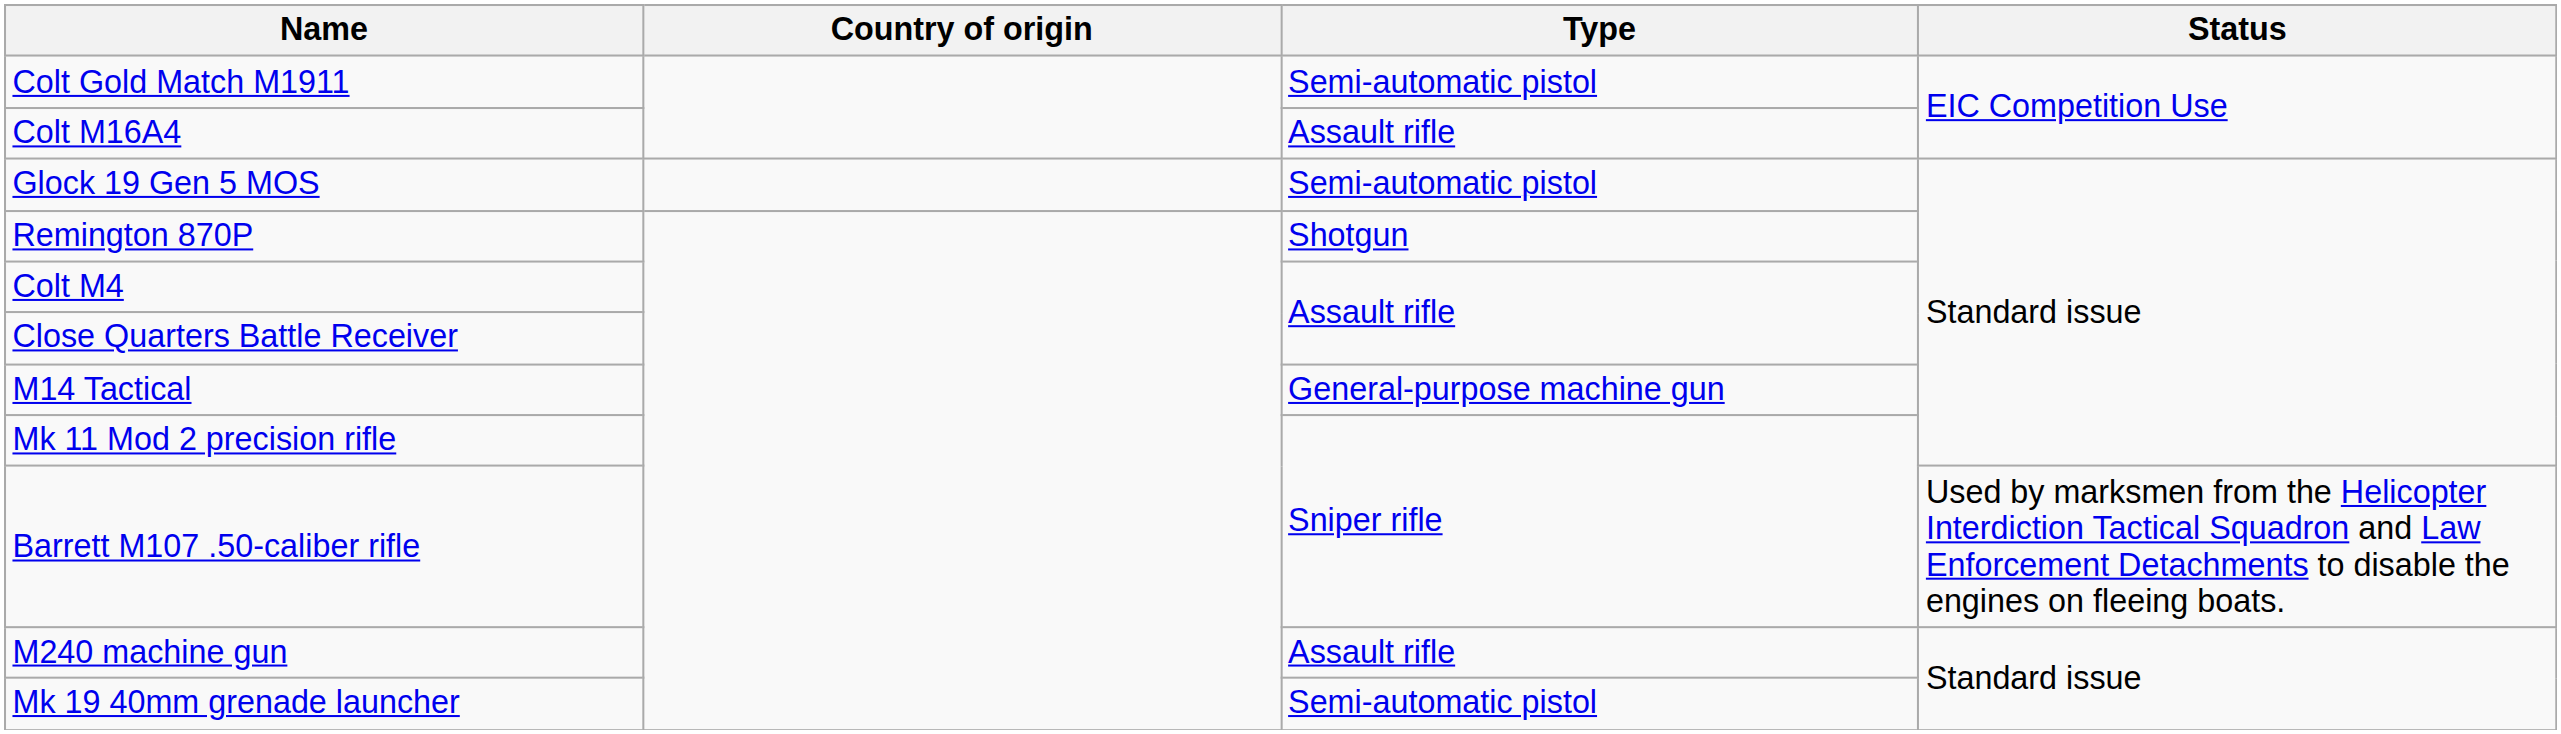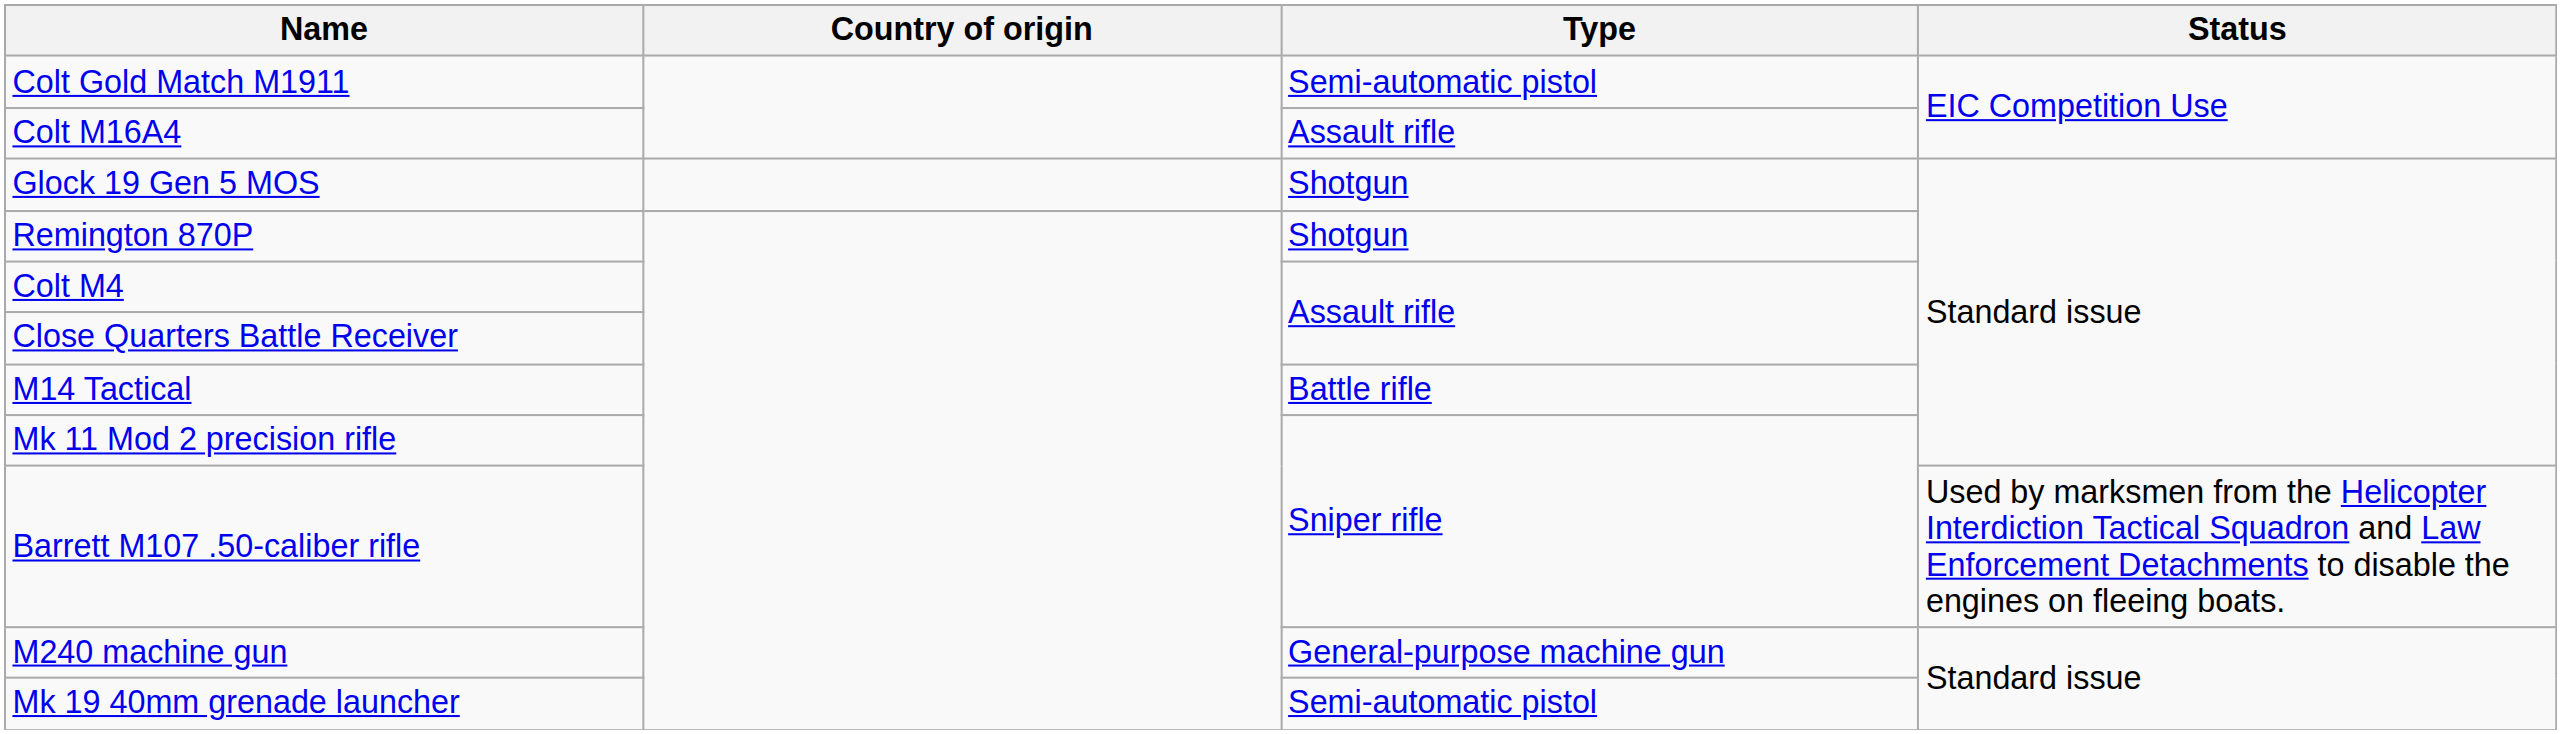(1443, 183) Semi-automatic pistol -> (1348, 183) Shotgun
(1506, 388) General-purpose machine gun -> (1360, 388) Battle rifle
(1372, 651) Assault rifle -> (1506, 651) General-purpose machine gun
